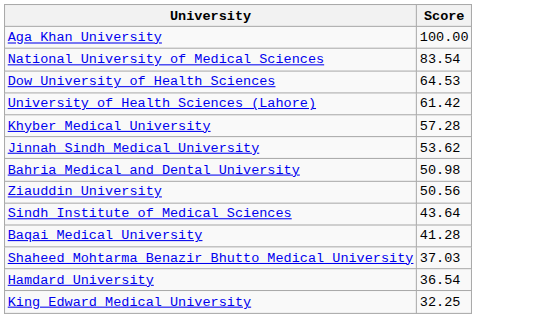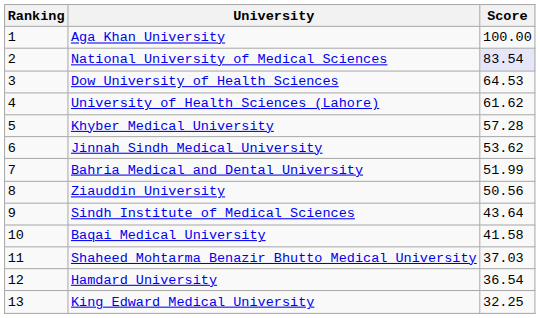+ column: (36, 16)
(440, 60) no background -> (503, 60) lavender background
(440, 104) 61.42 -> (503, 104) 61.62
(440, 170) 50.98 -> (503, 170) 51.99
(440, 236) 41.28 -> (503, 236) 41.58
